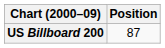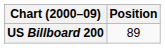(133, 33) 87 -> (133, 33) 89
